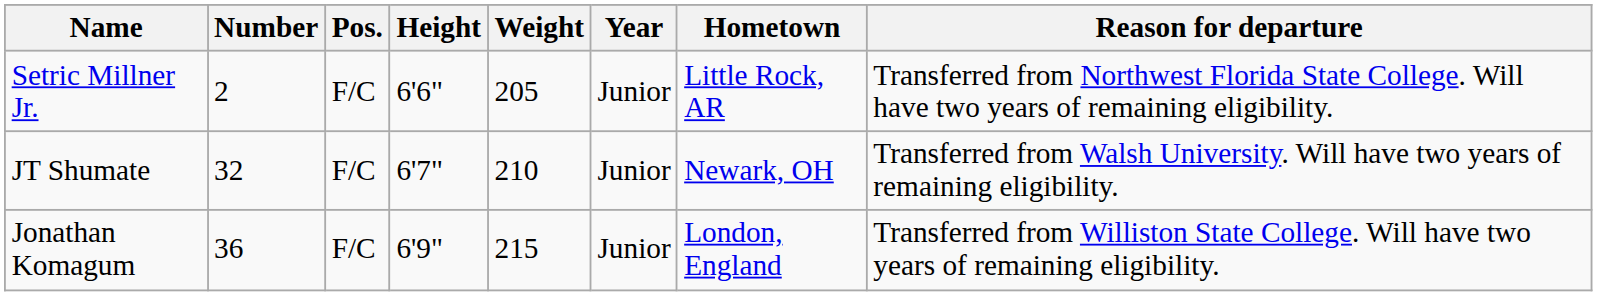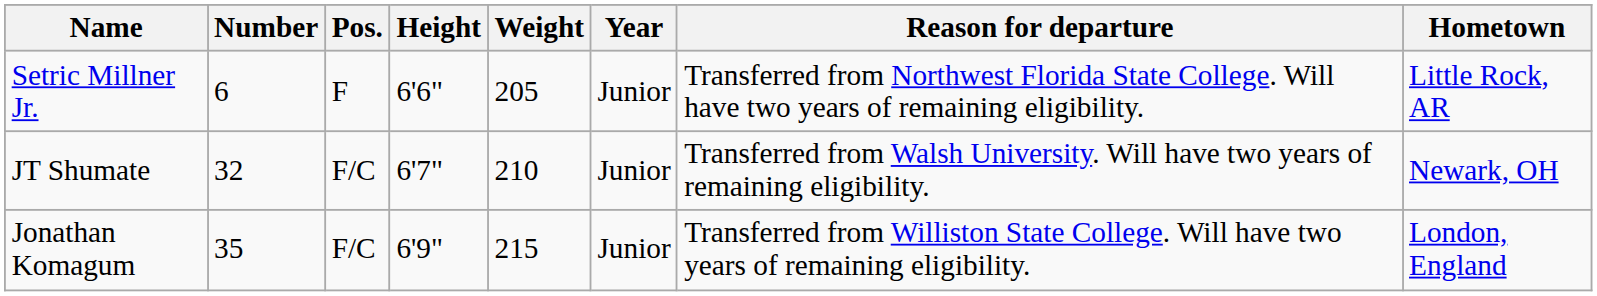columns swapped: (772, 27) <-> (1229, 27)
(221, 90) 2 -> (221, 90) 6
(354, 90) F/C -> (340, 90) F
(229, 249) 36 -> (229, 249) 35
